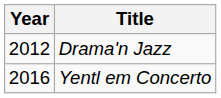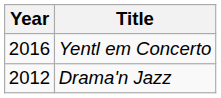rows swapped: (115, 48) <-> (135, 78)
